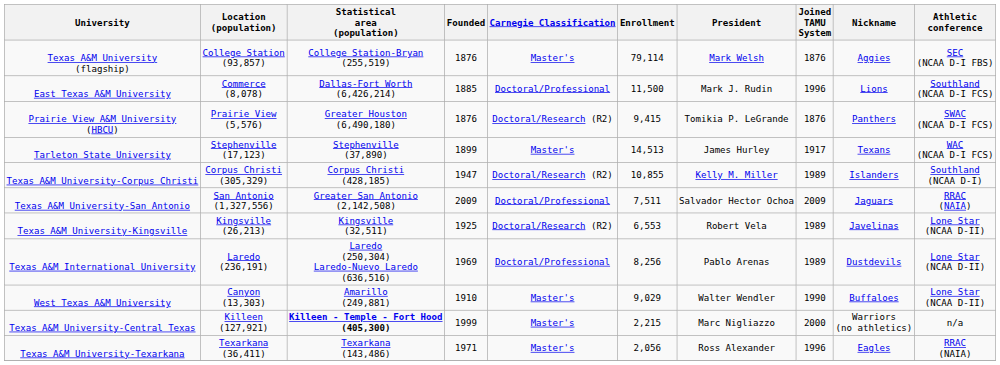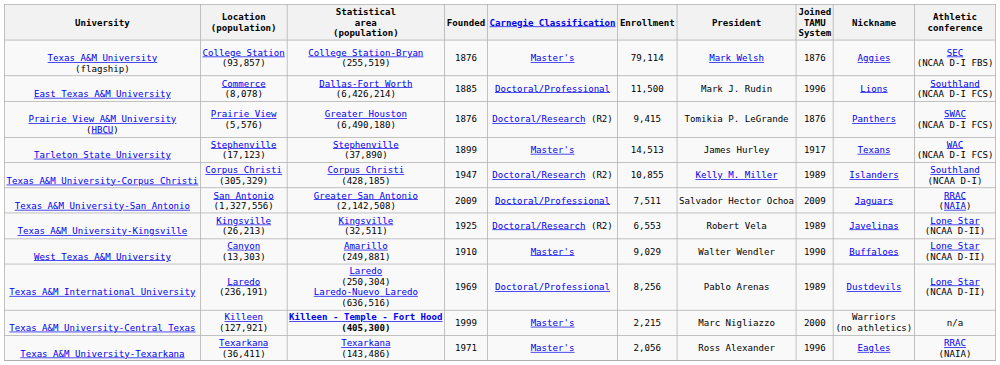rows swapped: (102, 267) <-> (102, 303)
